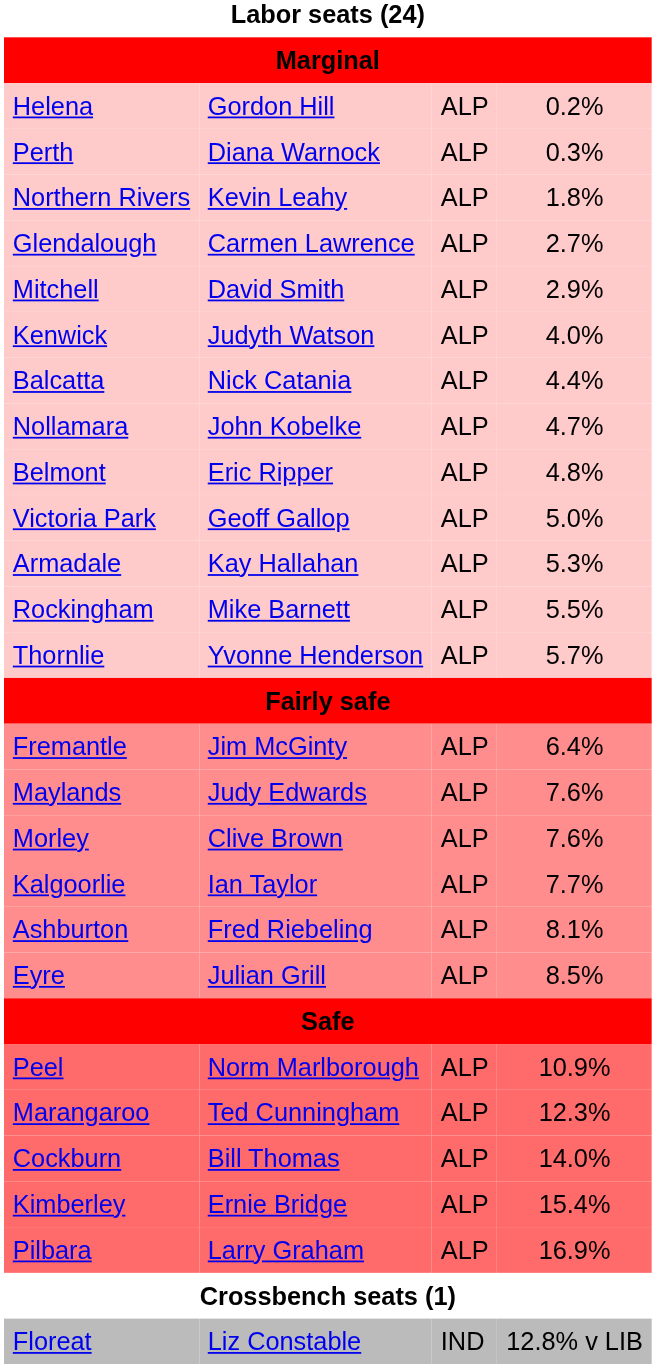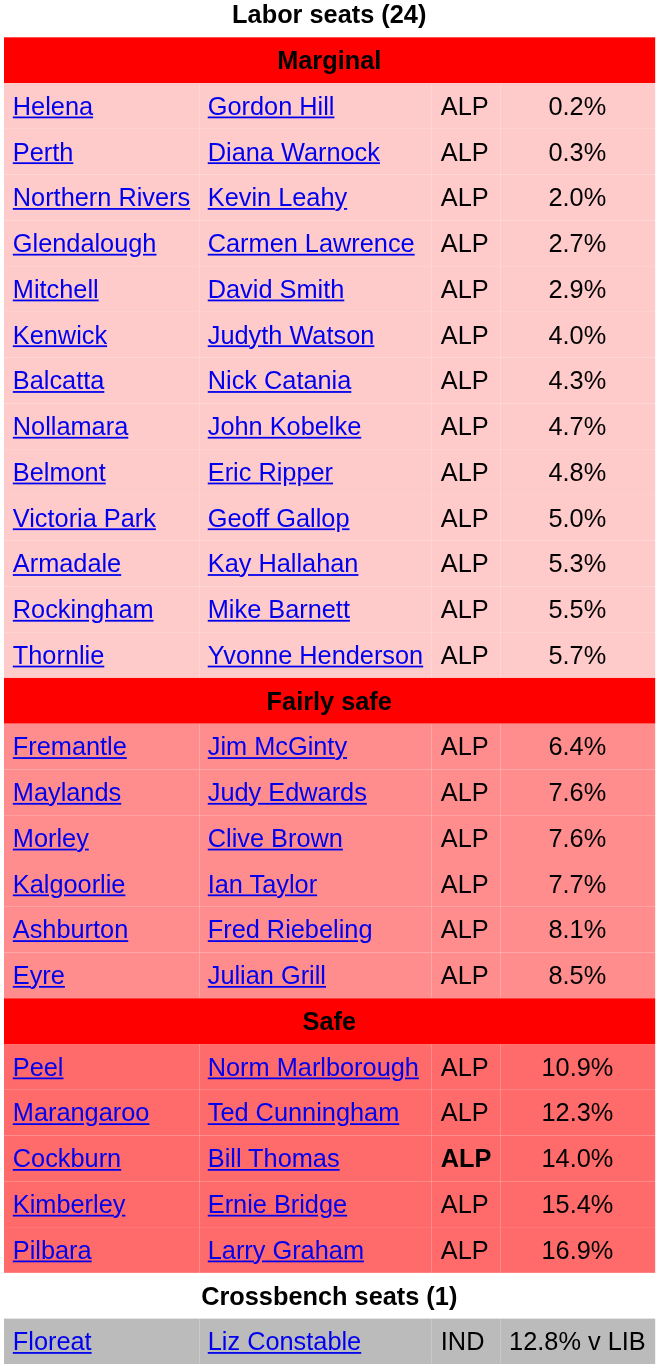(575, 197) 1.8% -> (577, 197) 2.0%
(575, 380) 4.4% -> (577, 380) 4.3%
(465, 1158) normal -> (466, 1158) bold
